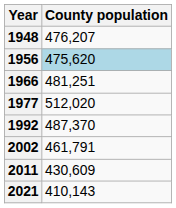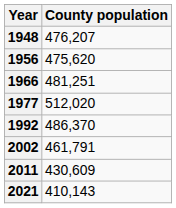(70, 59) lightblue background -> (70, 59) no background
(70, 125) 487,370 -> (70, 125) 486,370
